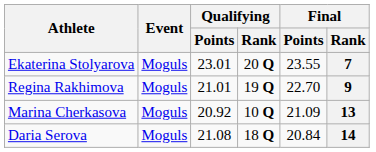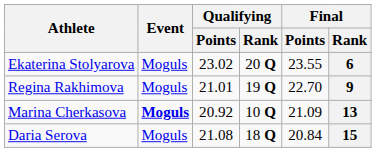(214, 64) 23.01 -> (216, 64) 23.02
(348, 64) 7 -> (350, 64) 6
(164, 111) normal -> (165, 111) bold
(348, 135) 14 -> (350, 135) 15
